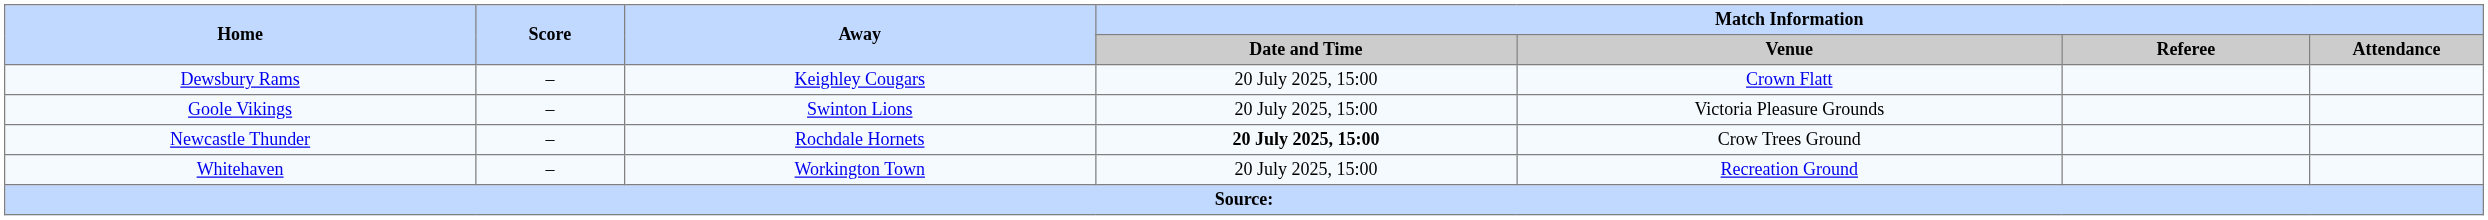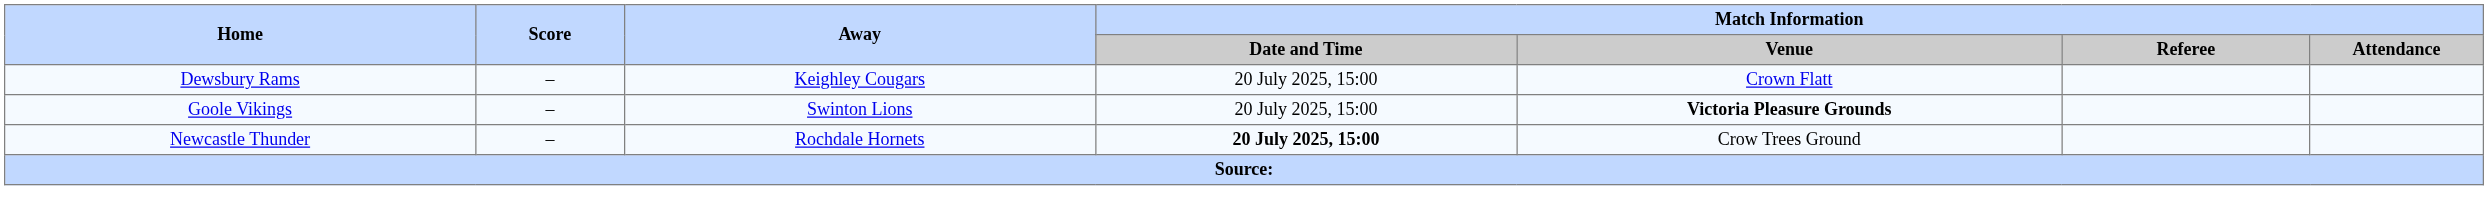(1789, 109) normal -> (1789, 109) bold
- row: (240, 169)
